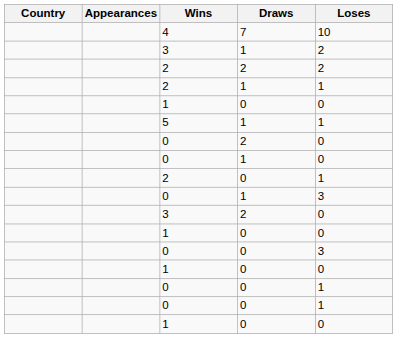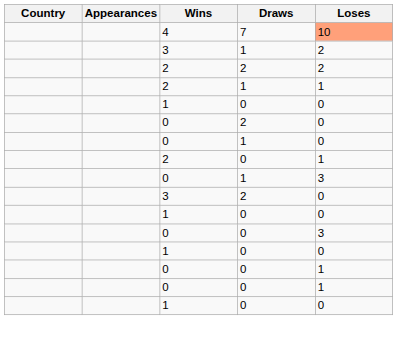(324, 31) no background -> (324, 31) lightsalmon background
- row: (166, 123)
